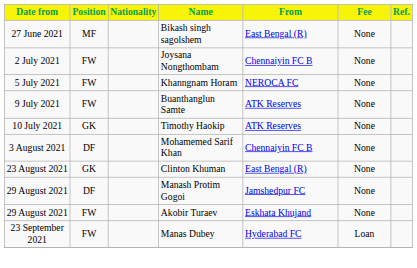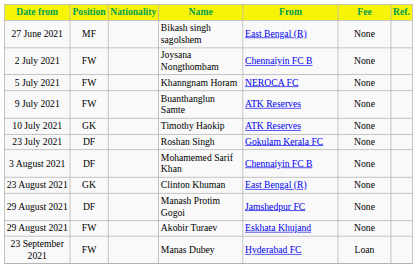+ row: (188, 142)
